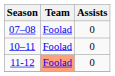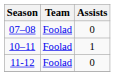(92, 46) 0 -> (92, 46) 1
(57, 63) lightsalmon background -> (57, 63) no background
